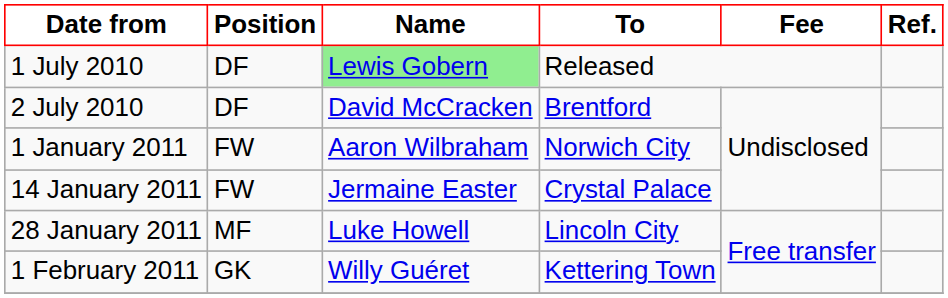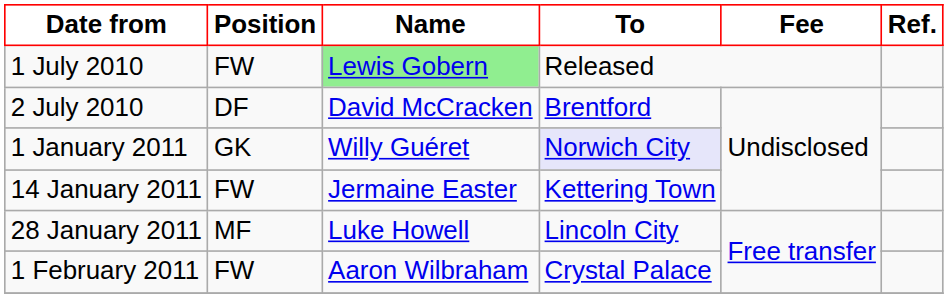(231, 66) DF -> (234, 66) FW
(234, 148) FW -> (233, 148) GK
(428, 148) Aaron Wilbraham -> (399, 148) Willy Guéret
(617, 148) no background -> (617, 148) lavender background
(628, 189) Crystal Palace -> (630, 189) Kettering Town
(233, 271) GK -> (234, 271) FW
(399, 271) Willy Guéret -> (428, 271) Aaron Wilbraham
(630, 271) Kettering Town -> (628, 271) Crystal Palace
